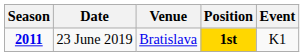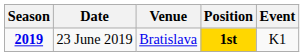(29, 40) 2011 -> (29, 40) 2019
